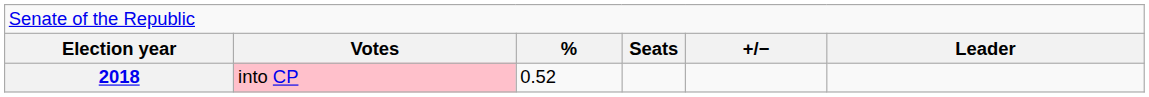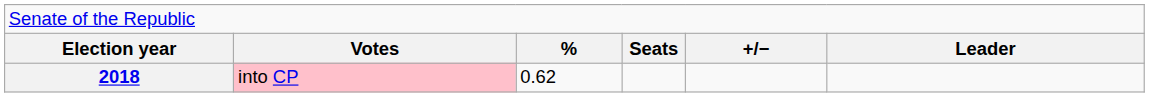(538, 77) 0.52 -> (538, 77) 0.62
